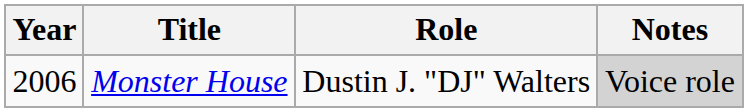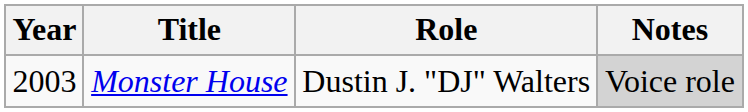(44, 80) 2006 -> (44, 80) 2003
